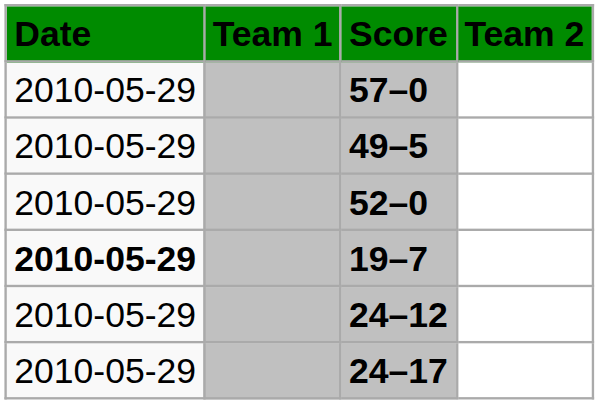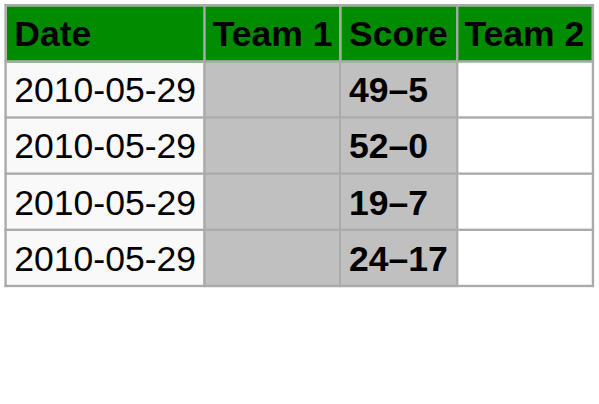- row: (389, 90)
(105, 259) bold -> (105, 202) normal
- row: (398, 315)
